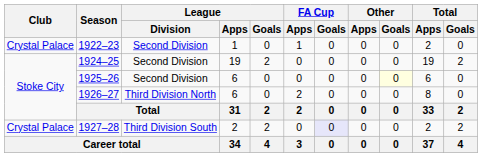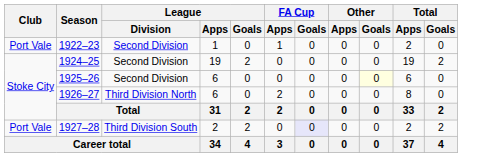(40, 45) Crystal Palace -> (30, 45) Port Vale
(40, 128) Crystal Palace -> (30, 128) Port Vale
